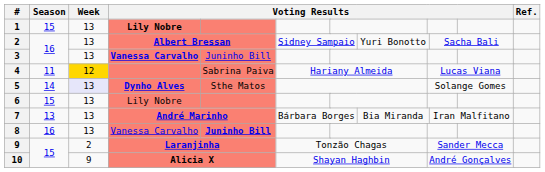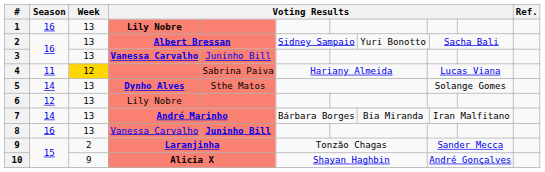(49, 27) 15 -> (49, 27) 16
(89, 86) lavender background -> (89, 86) no background
(49, 101) 15 -> (49, 101) 12
(49, 116) 13 -> (49, 116) 14
